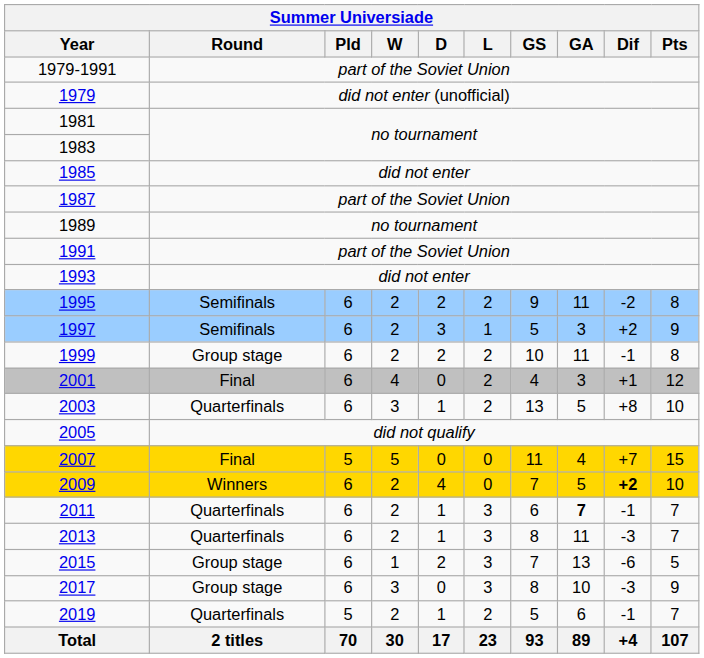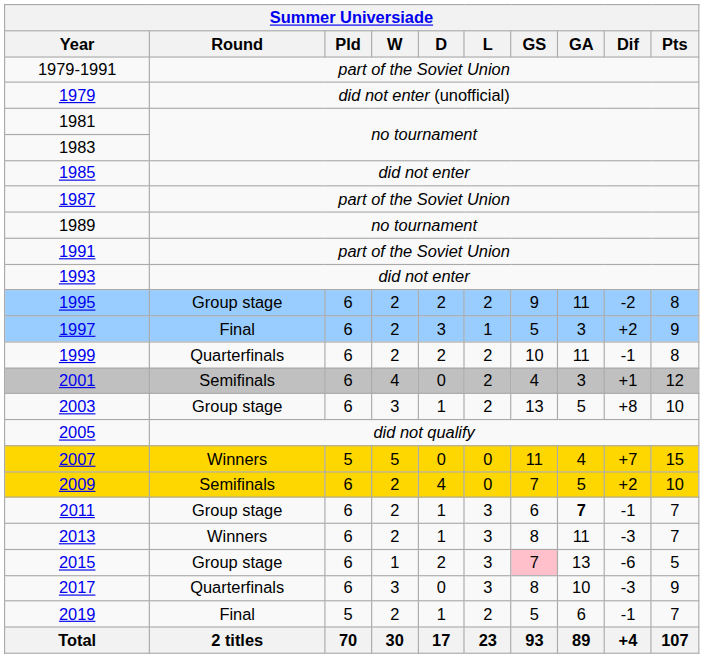(237, 303) Semifinals -> (237, 303) Group stage
(237, 329) Semifinals -> (237, 329) Final
(237, 355) Group stage -> (237, 355) Quarterfinals
(237, 381) Final -> (237, 381) Semifinals
(237, 407) Quarterfinals -> (237, 407) Group stage
(237, 459) Final -> (237, 459) Winners
(237, 485) Winners -> (237, 485) Semifinals
(628, 485) bold -> (628, 485) normal
(237, 511) Quarterfinals -> (237, 511) Group stage
(237, 537) Quarterfinals -> (237, 537) Winners
(534, 563) no background -> (534, 563) pink background
(237, 588) Group stage -> (237, 588) Quarterfinals
(237, 614) Quarterfinals -> (237, 614) Final
